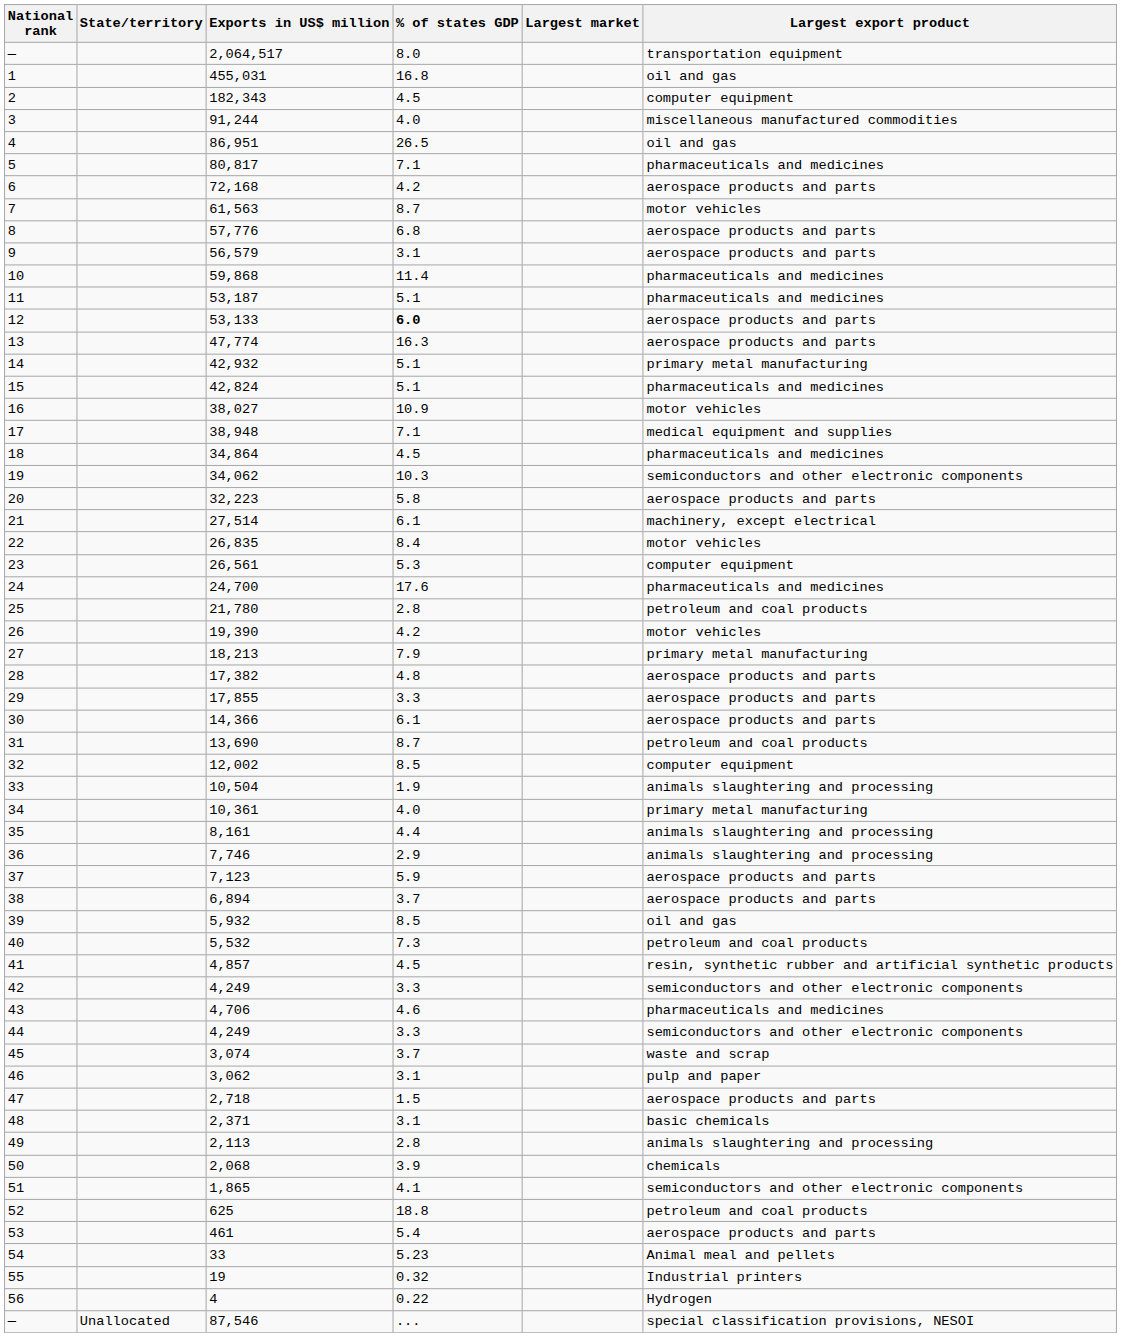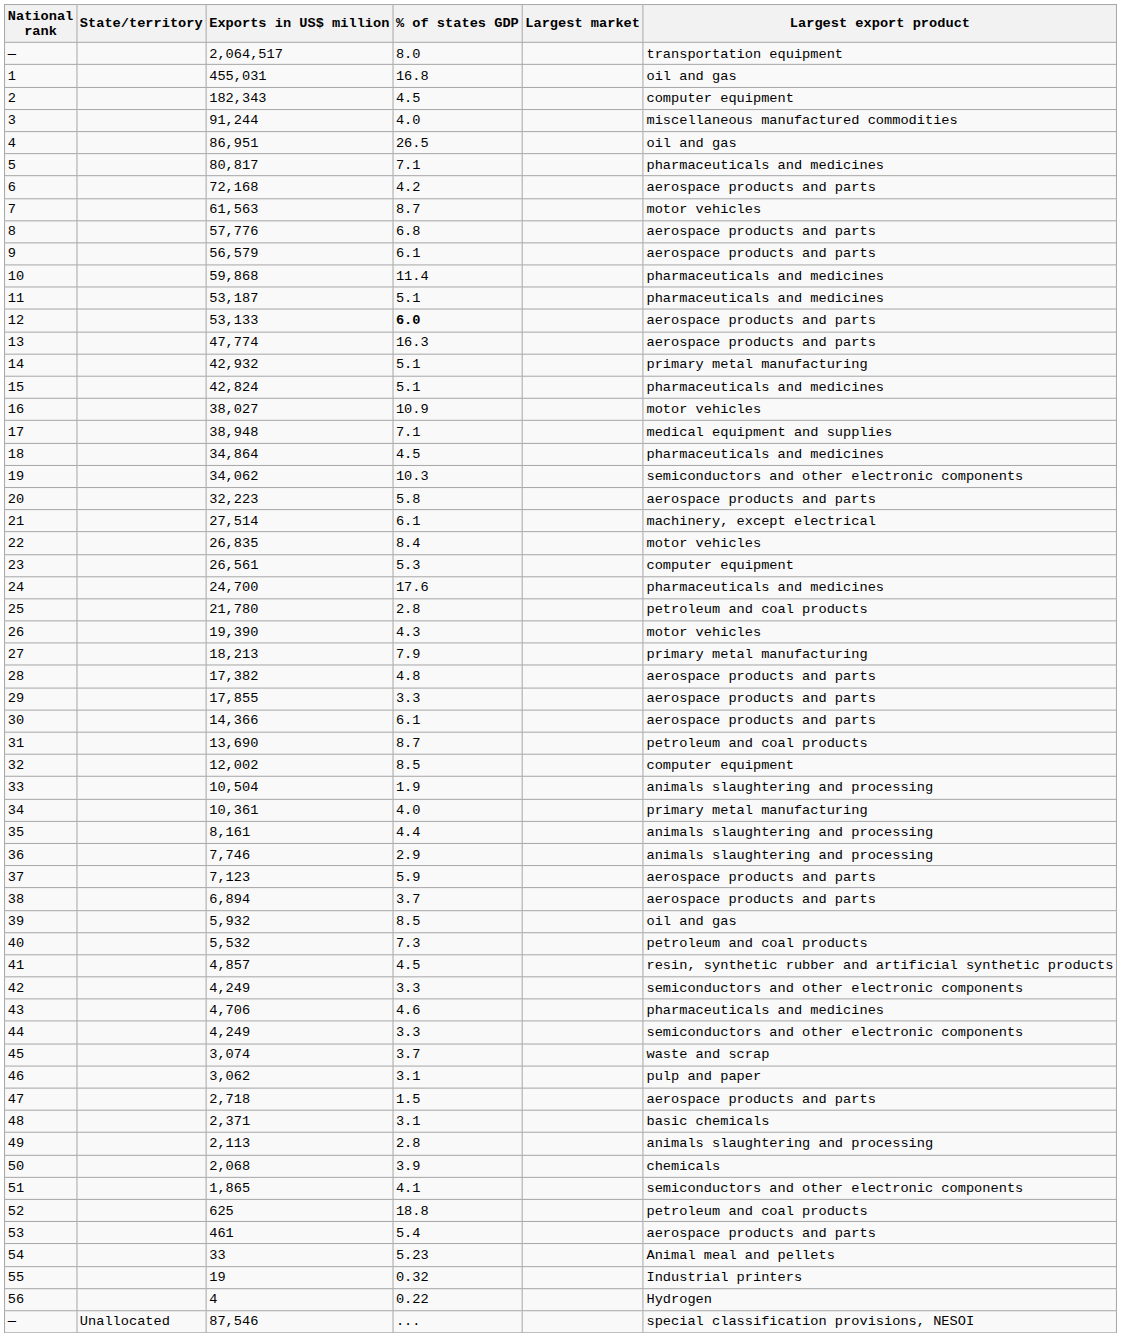(408, 254) 3.1 -> (408, 254) 6.1
(408, 632) 4.2 -> (408, 632) 4.3
